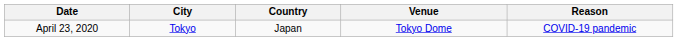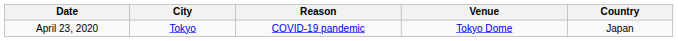columns swapped: (288, 12) <-> (590, 12)
